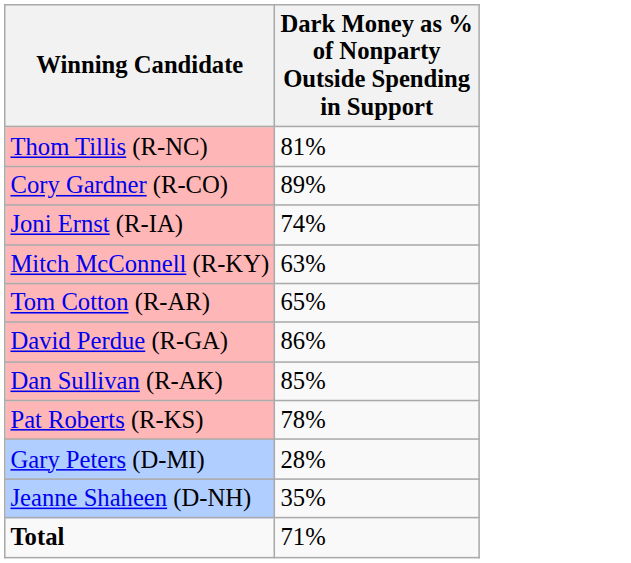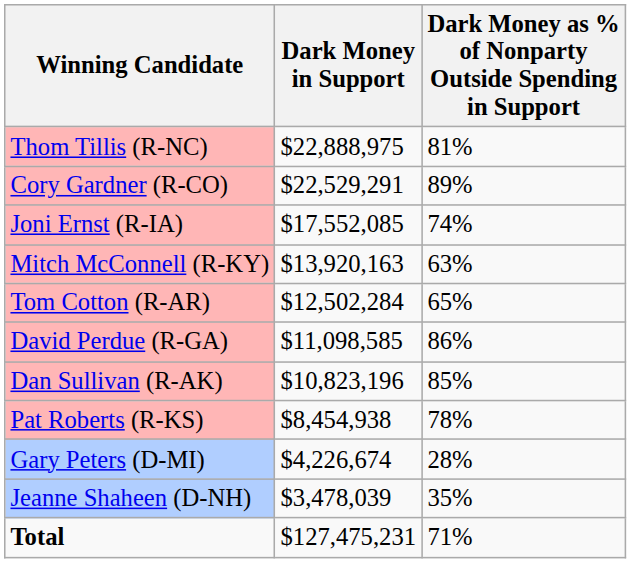+ column: (348, 65)
